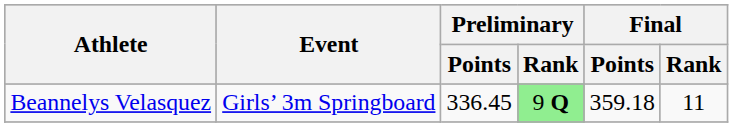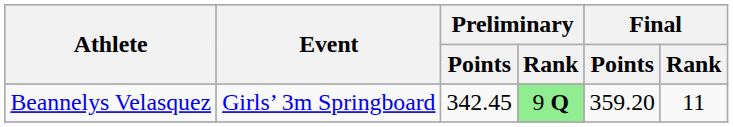(479, 102) 336.45 -> (479, 102) 342.45
(622, 102) 359.18 -> (622, 102) 359.20
